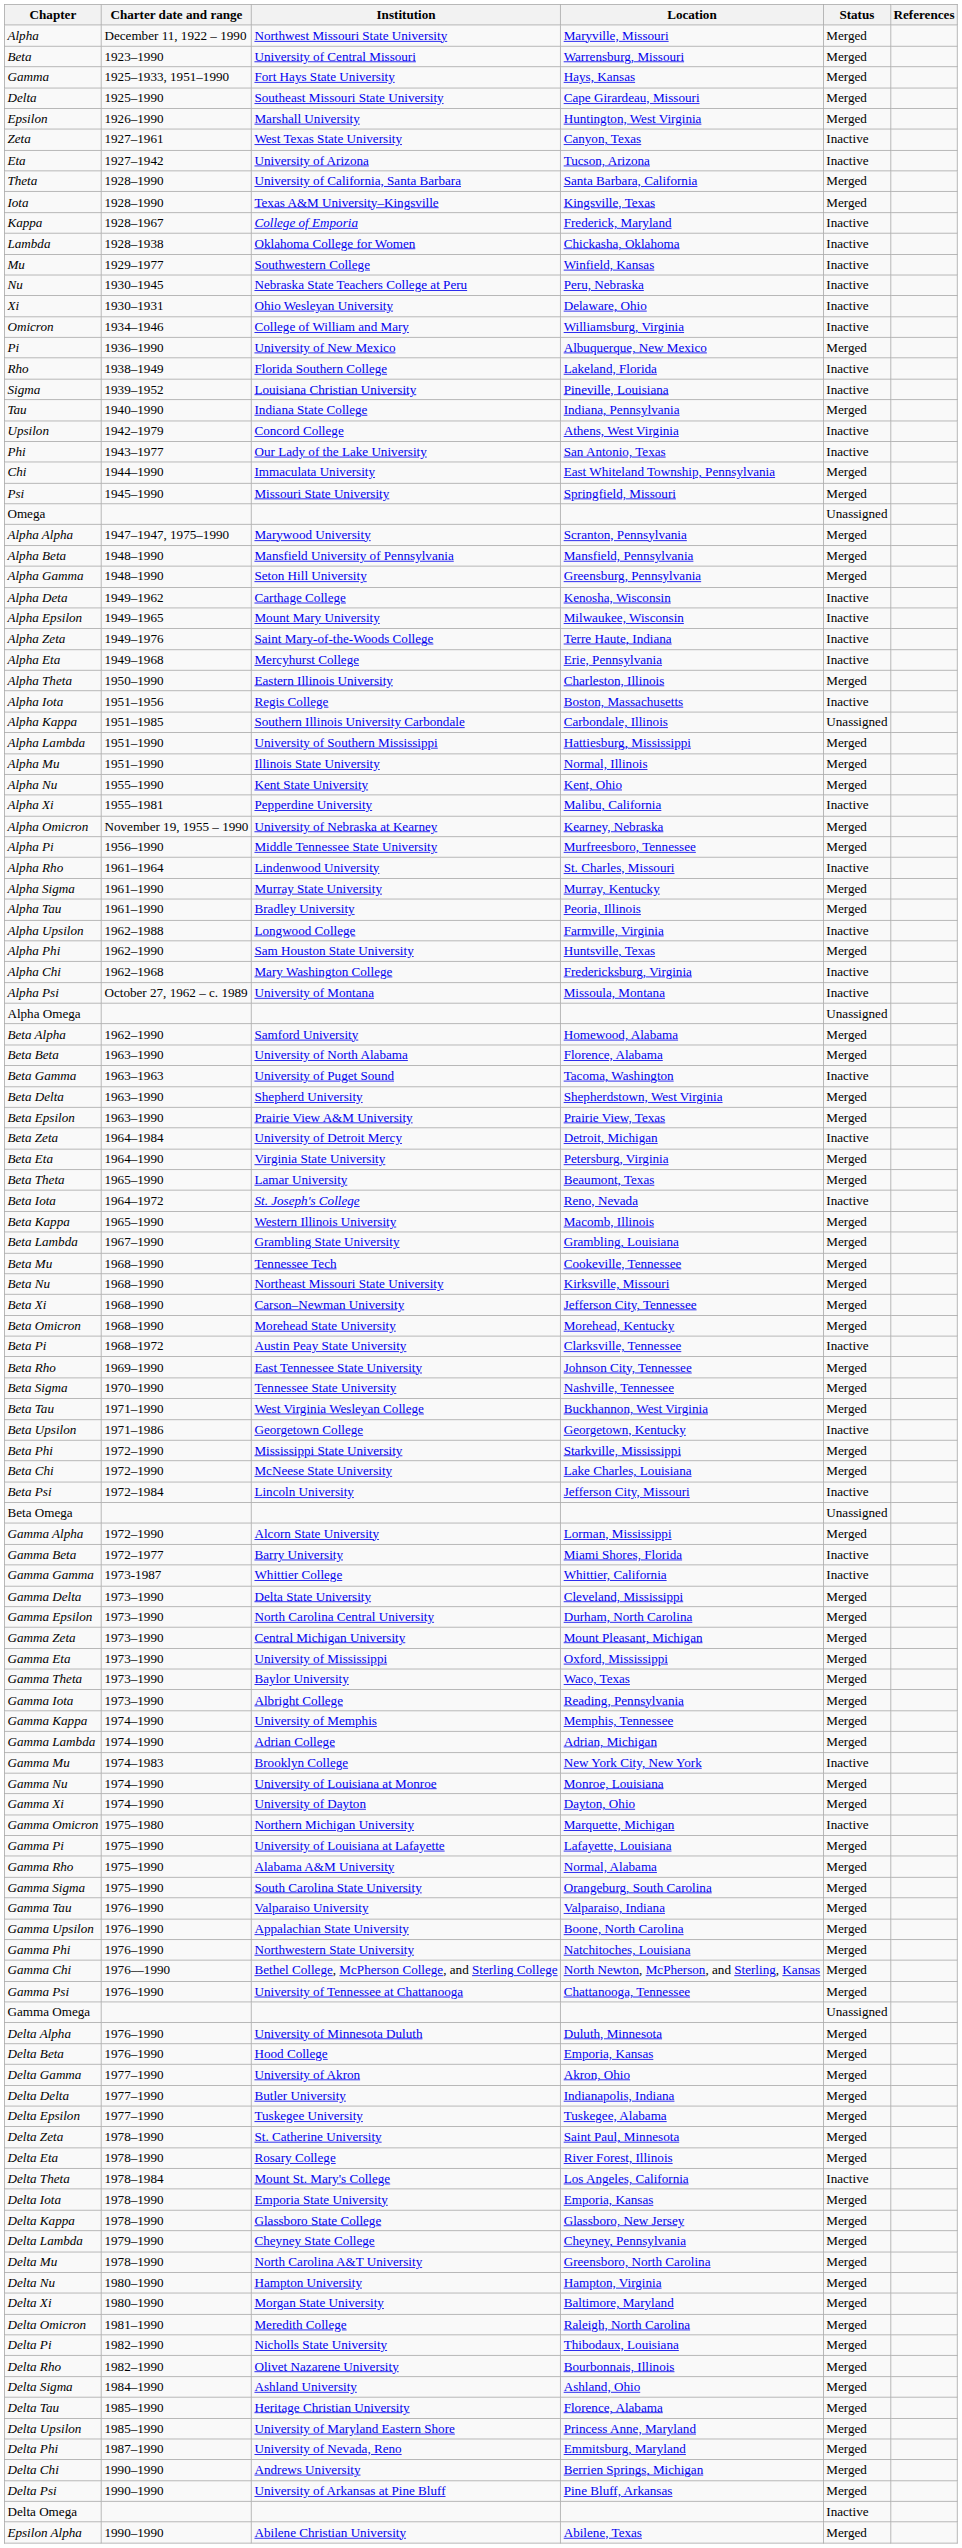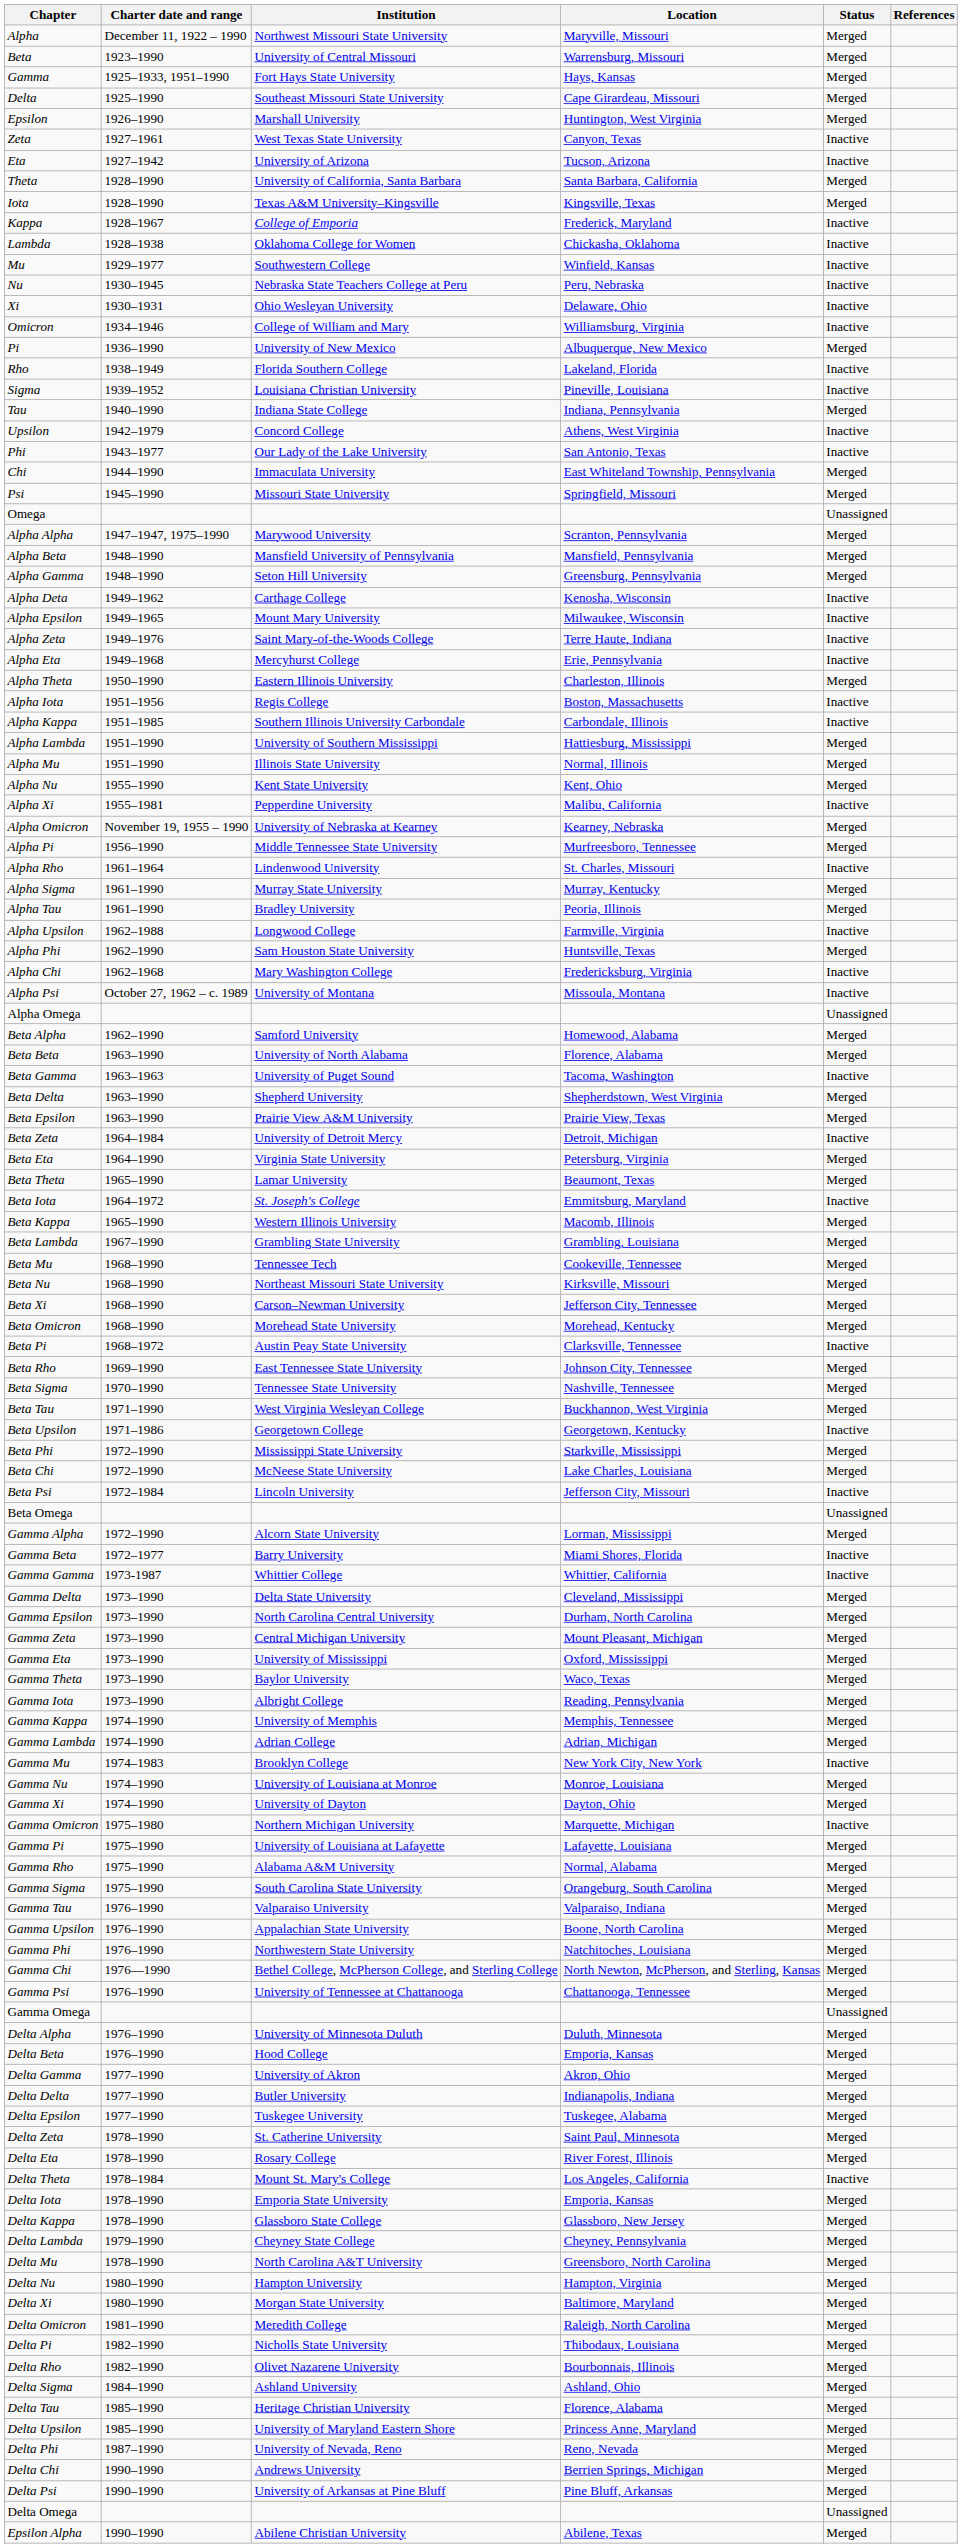(857, 722) Unassigned -> (847, 722) Inactive
(601, 1200) Reno, Nevada -> (625, 1200) Emmitsburg, Maryland
(625, 2449) Emmitsburg, Maryland -> (601, 2449) Reno, Nevada
(847, 2511) Inactive -> (857, 2511) Unassigned
